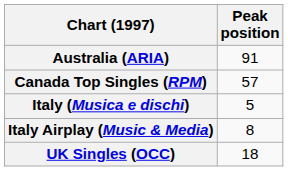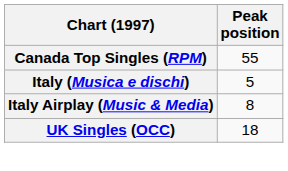- row: (111, 57)
(250, 81) 57 -> (250, 57) 55
